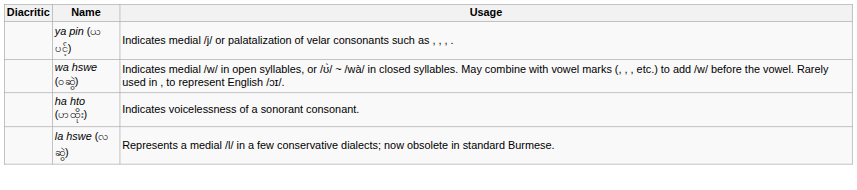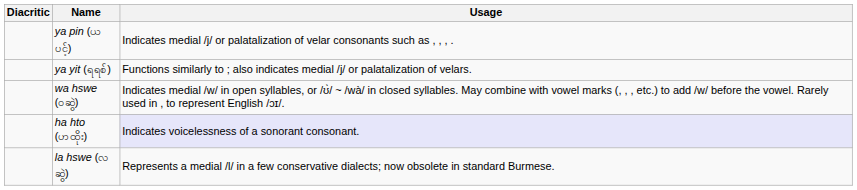+ row: (83, 69)
(241, 109) no background -> (241, 131) lavender background
